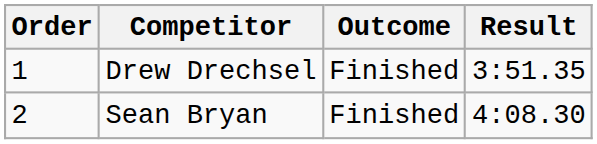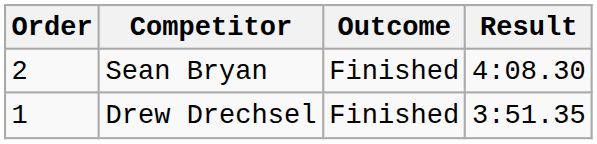rows swapped: (211, 71) <-> (187, 115)
